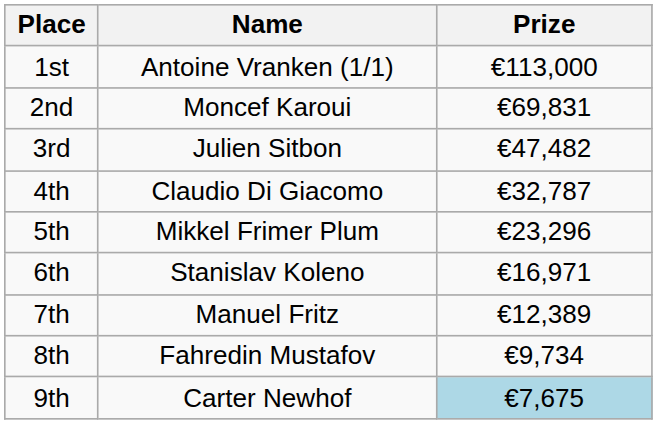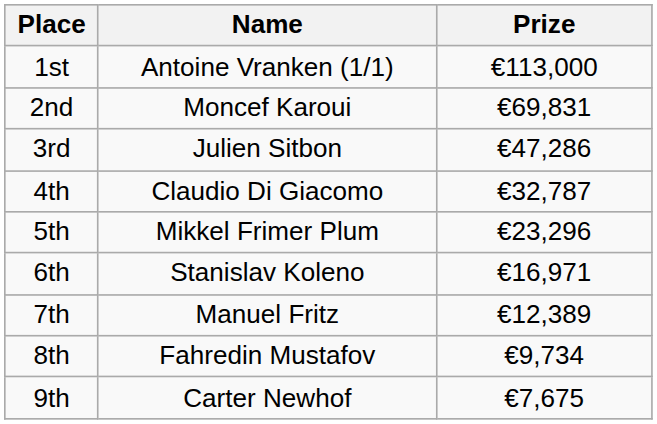(544, 149) €47,482 -> (544, 149) €47,286
(544, 397) lightblue background -> (544, 397) no background
